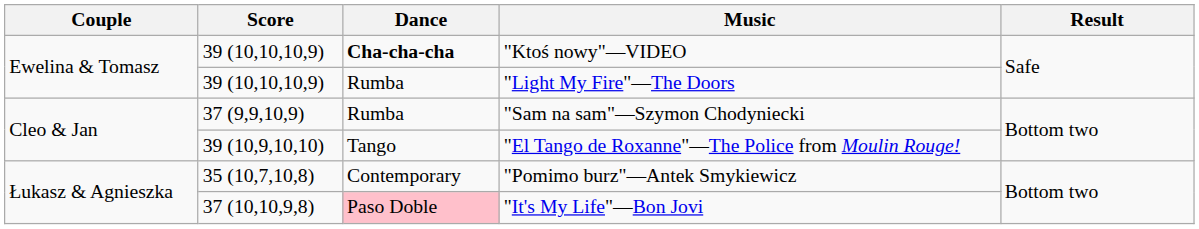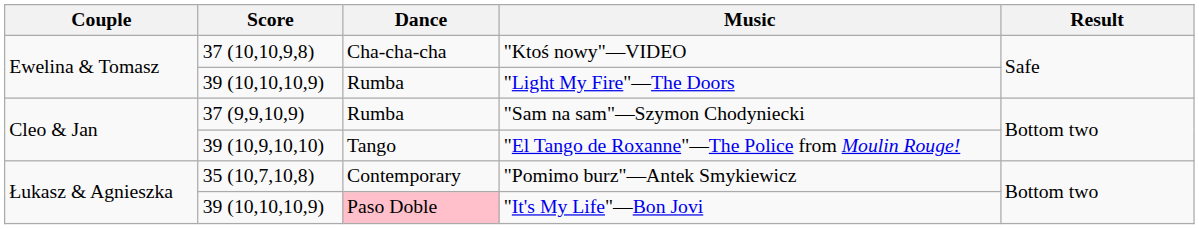(263, 51) 39 (10,10,10,9) -> (258, 51) 37 (10,10,9,8)
(401, 51) bold -> (397, 51) normal
(258, 207) 37 (10,10,9,8) -> (263, 207) 39 (10,10,10,9)
